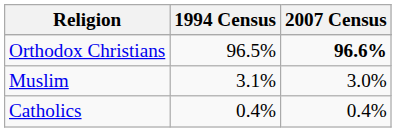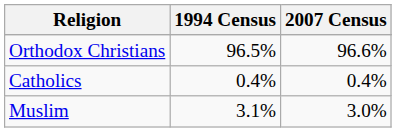(360, 50) bold -> (362, 50) normal
rows swapped: (39, 80) <-> (45, 111)
